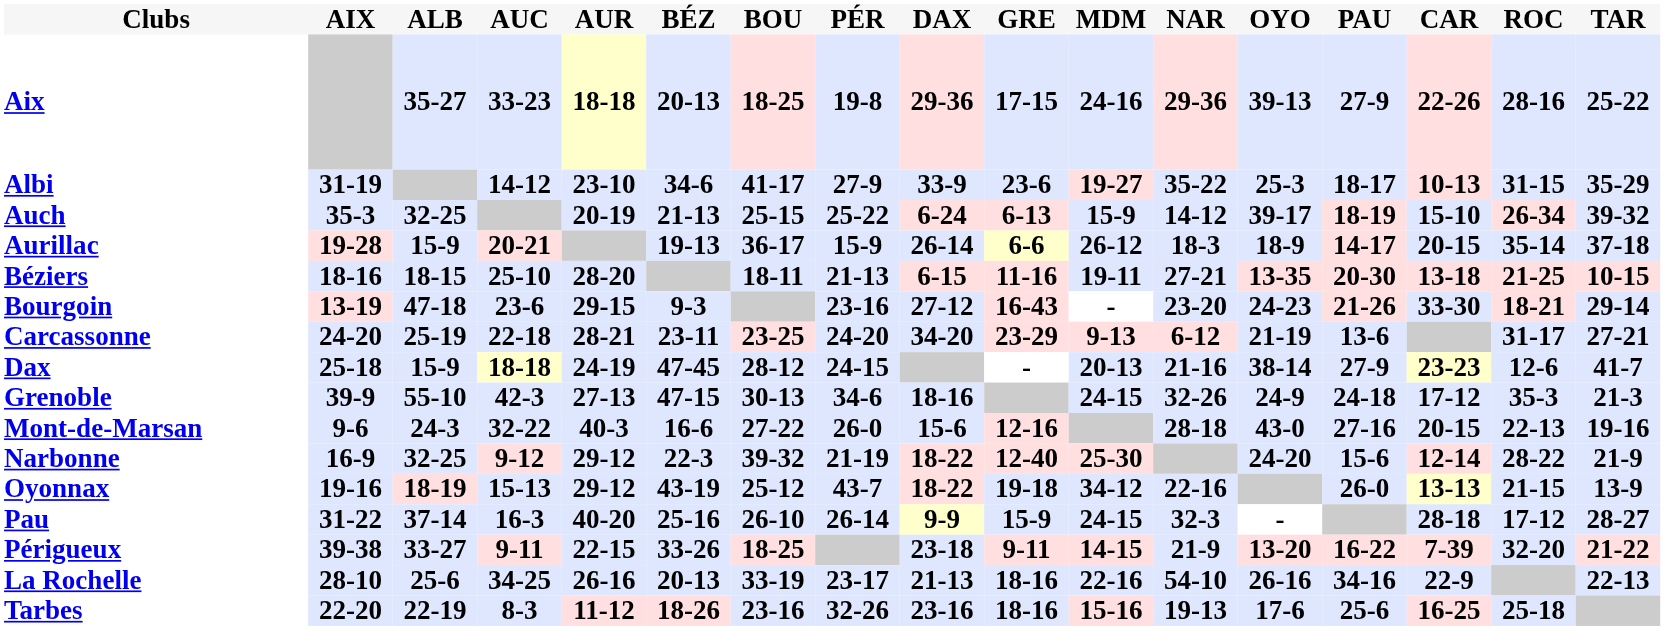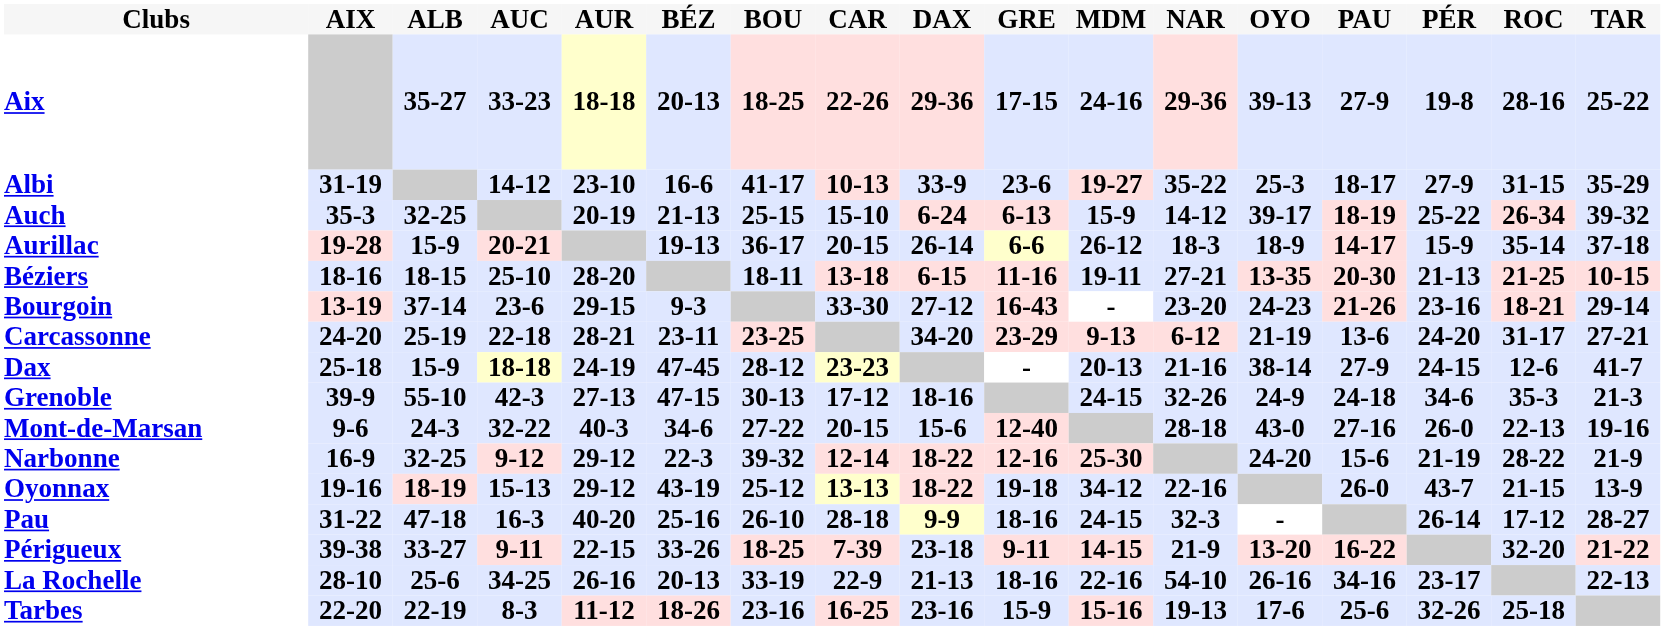columns swapped: (1449, 18) <-> (857, 18)
(688, 184) 34-6 -> (688, 184) 16-6
(435, 306) 47-18 -> (435, 306) 37-14
(688, 427) 16-6 -> (688, 427) 34-6
(1026, 427) 12-16 -> (1026, 427) 12-40
(1026, 458) 12-40 -> (1026, 458) 12-16
(435, 519) 37-14 -> (435, 519) 47-18
(1026, 519) 15-9 -> (1026, 519) 18-16
(1026, 610) 18-16 -> (1026, 610) 15-9
